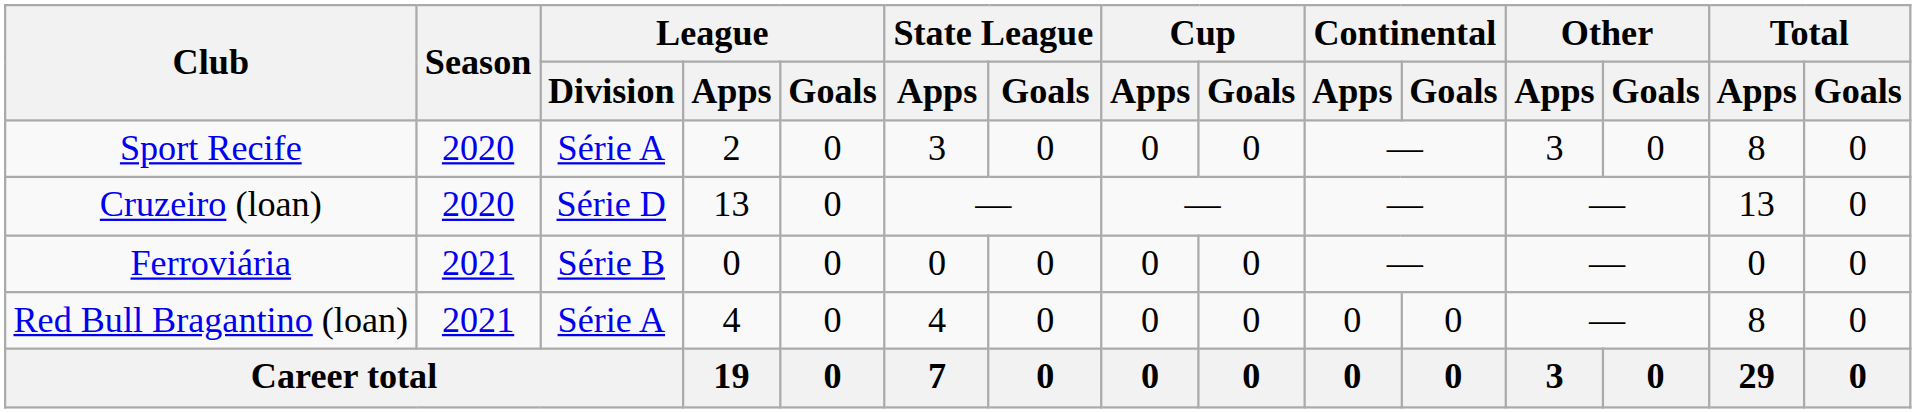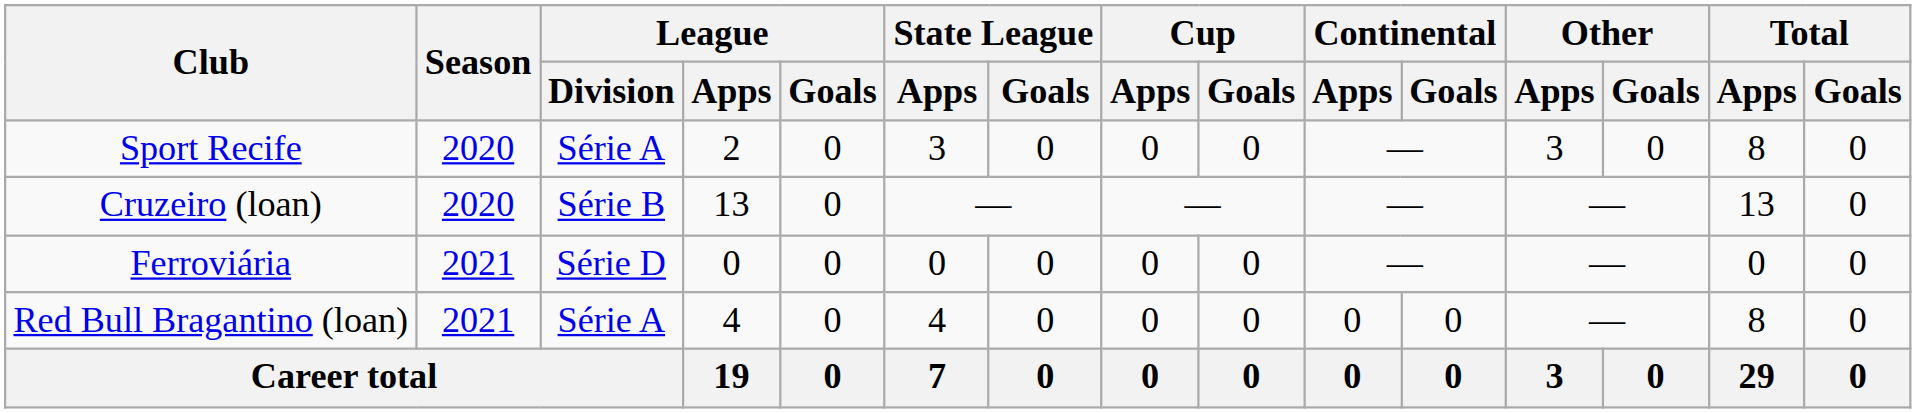(611, 205) Série D -> (611, 205) Série B
(611, 262) Série B -> (611, 262) Série D
